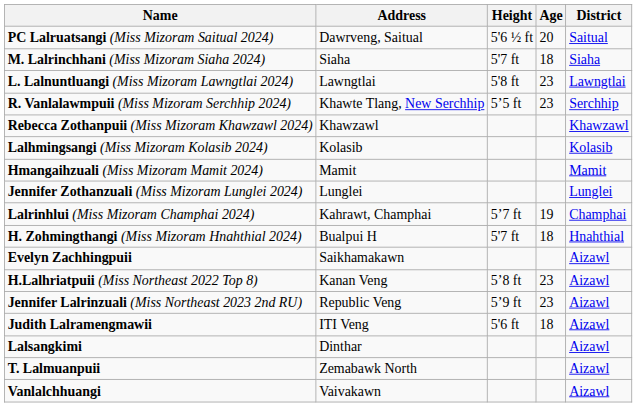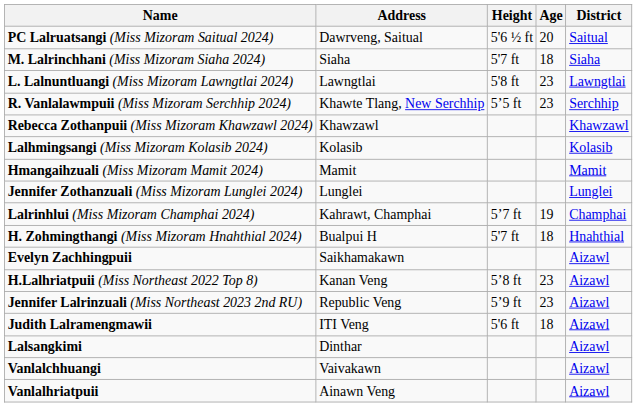- row: (54, 368)
+ row: (53, 390)
